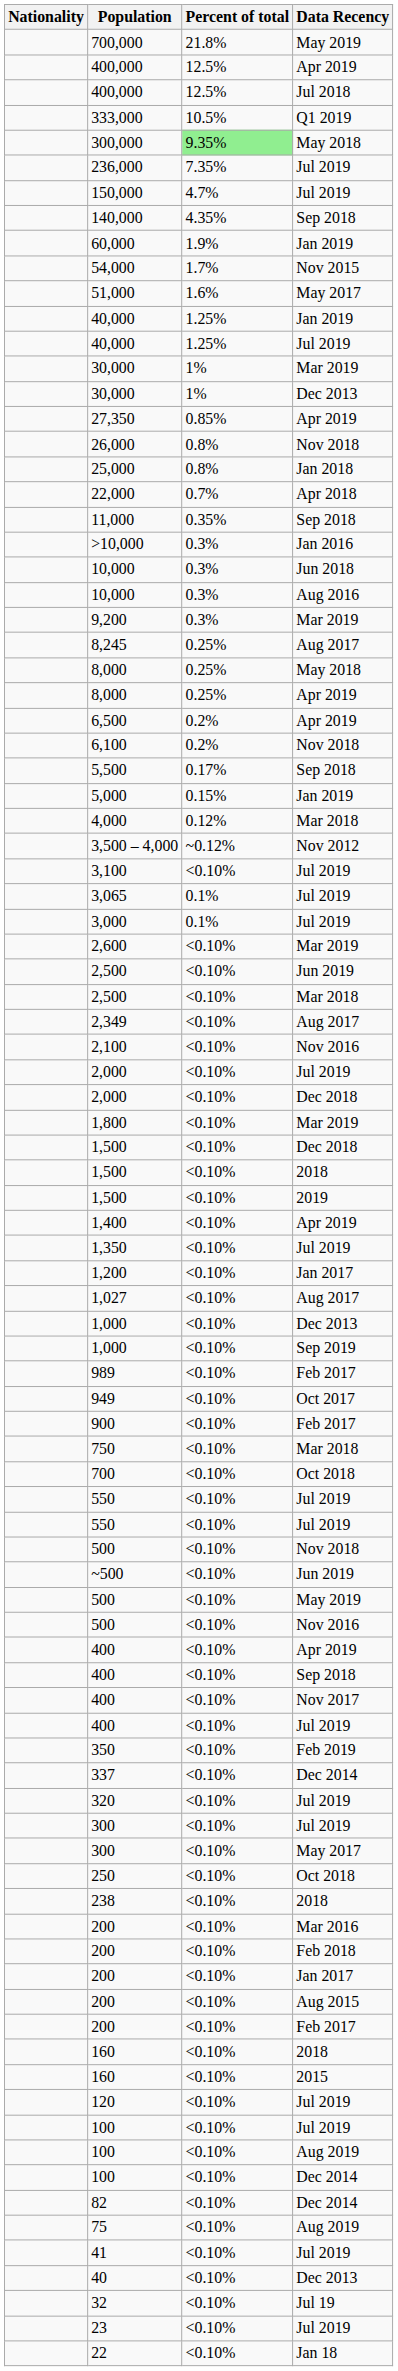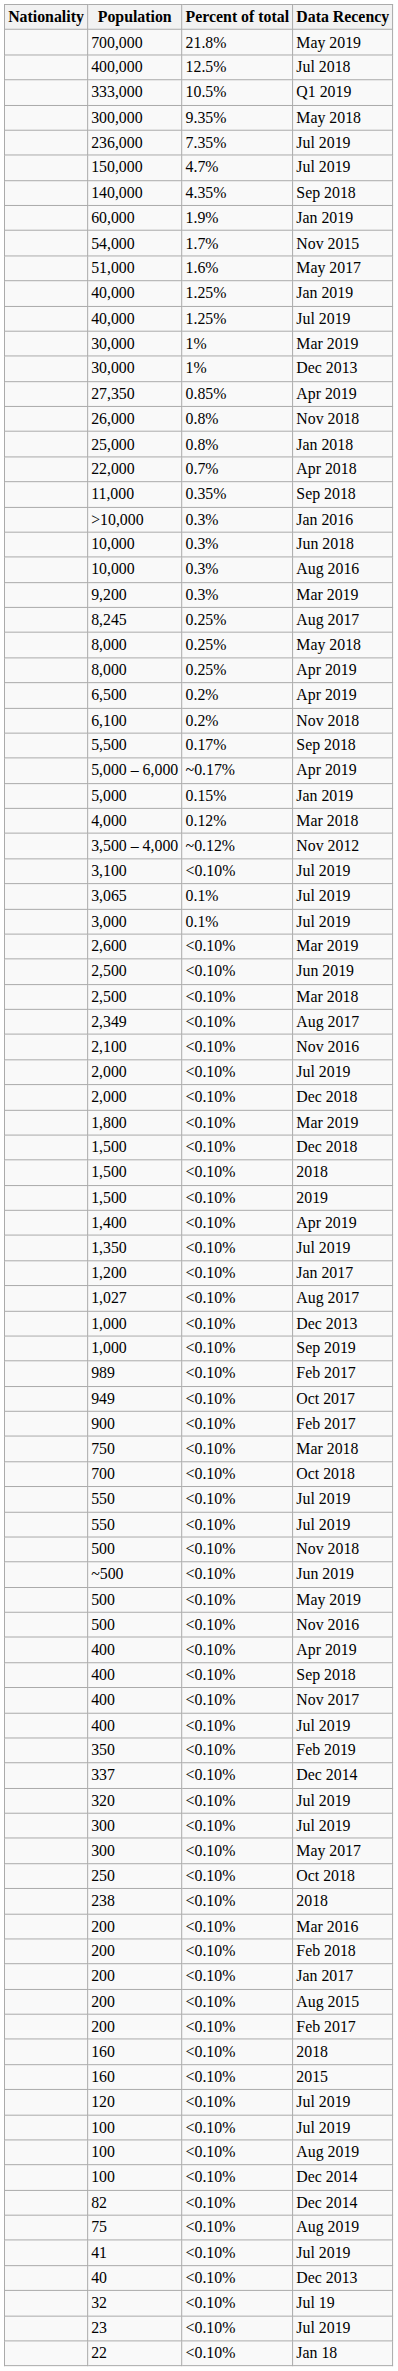- row: (117, 67)
(206, 142) lightgreen background -> (206, 117) no background
+ row: (135, 770)
